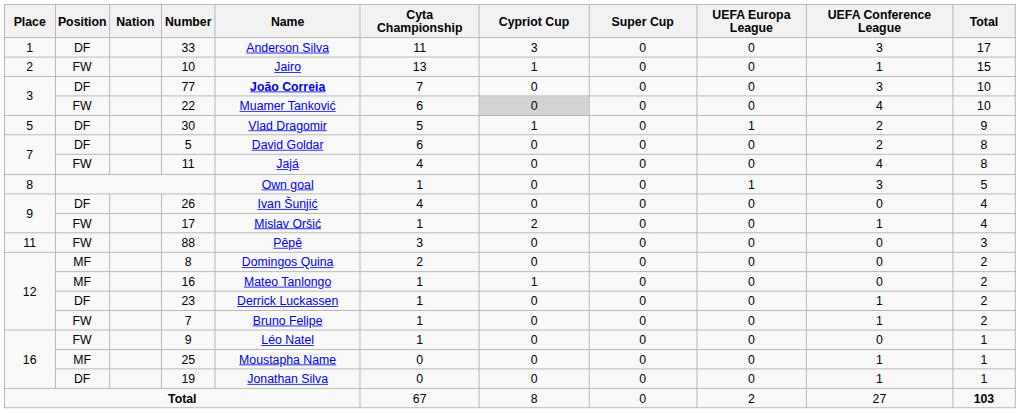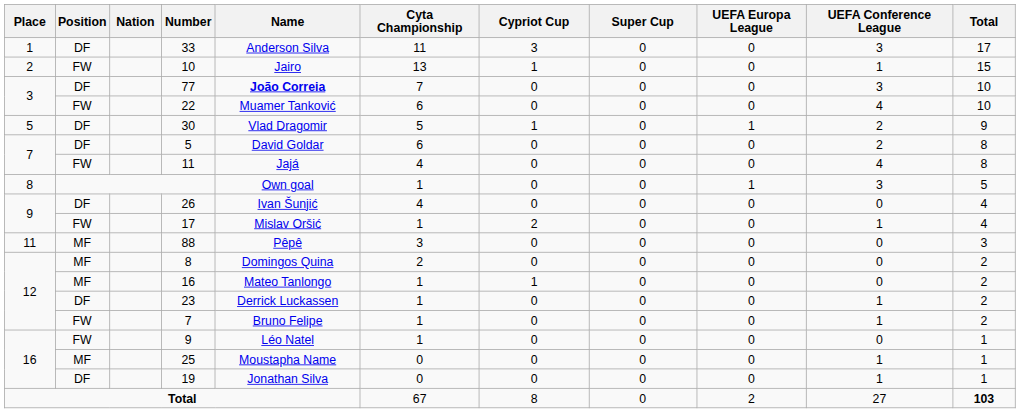(534, 106) lightgrey background -> (534, 106) no background
(82, 243) FW -> (82, 243) MF
